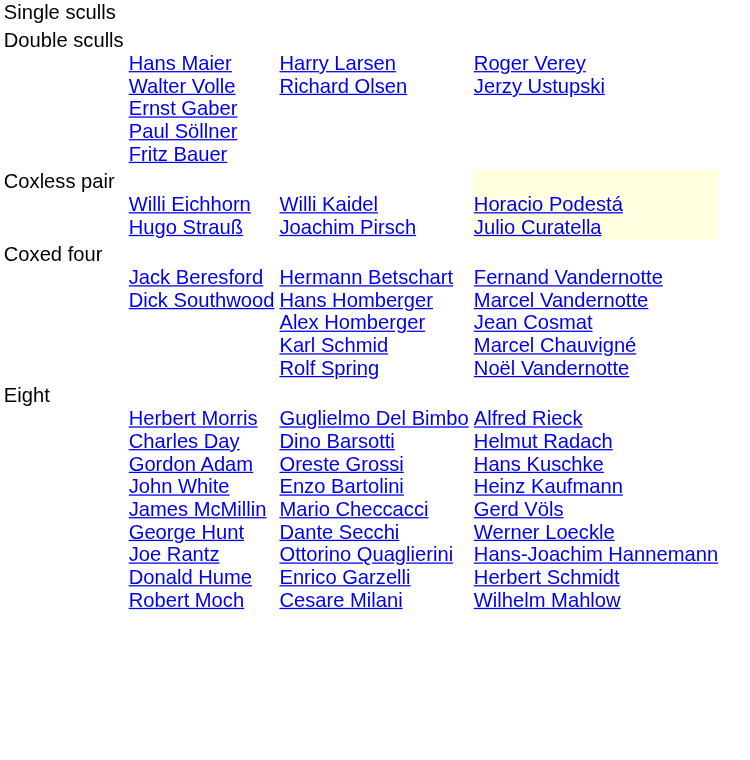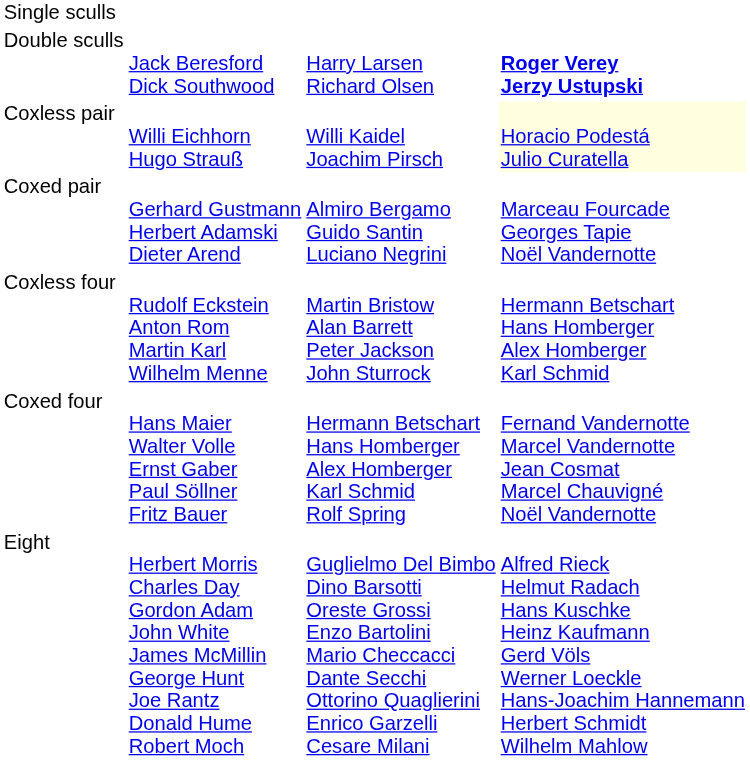(183, 108) Hans Maier Walter Volle Ernst Gaber Paul Söllner Fritz Bauer -> (202, 74) Jack Beresford Dick Southwood
(539, 74) normal -> (572, 74) bold
+ row: (53, 186)
+ row: (60, 282)
(202, 288) Jack Beresford Dick Southwood -> (183, 469) Hans Maier Walter Volle Ernst Gaber Paul Söllner Fritz Bauer
